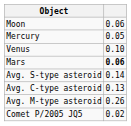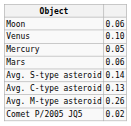rows swapped: (23, 37) <-> (18, 50)
(115, 62) bold -> (115, 62) normal
